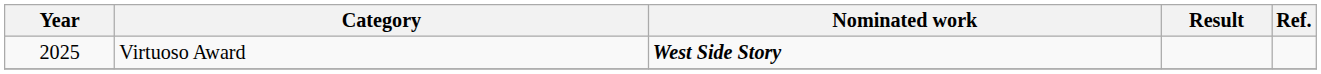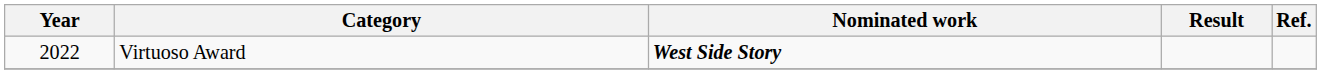(60, 52) 2025 -> (60, 52) 2022
